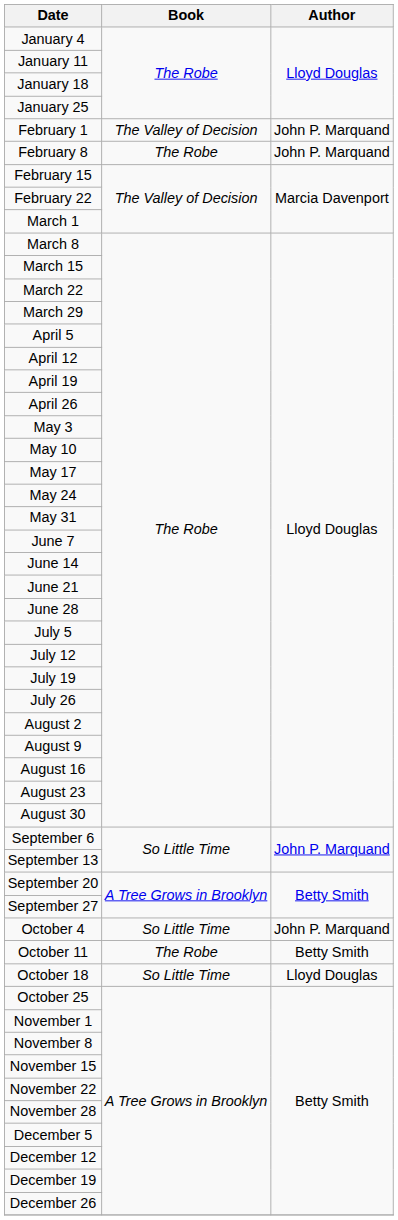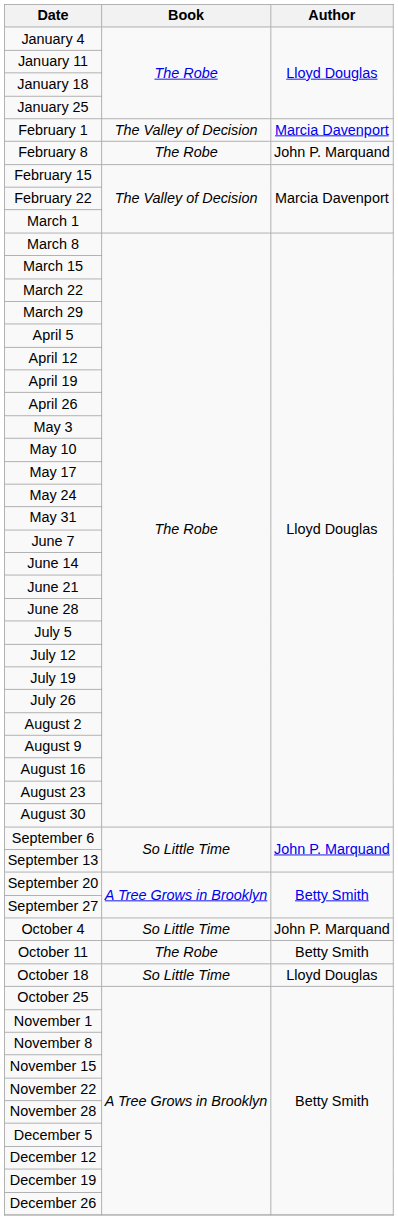(332, 130) John P. Marquand -> (332, 130) Marcia Davenport
